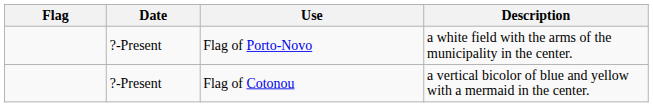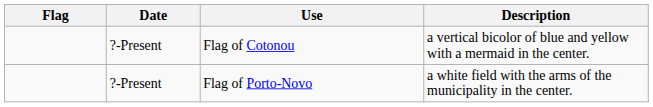rows swapped: (249, 83) <-> (258, 45)
